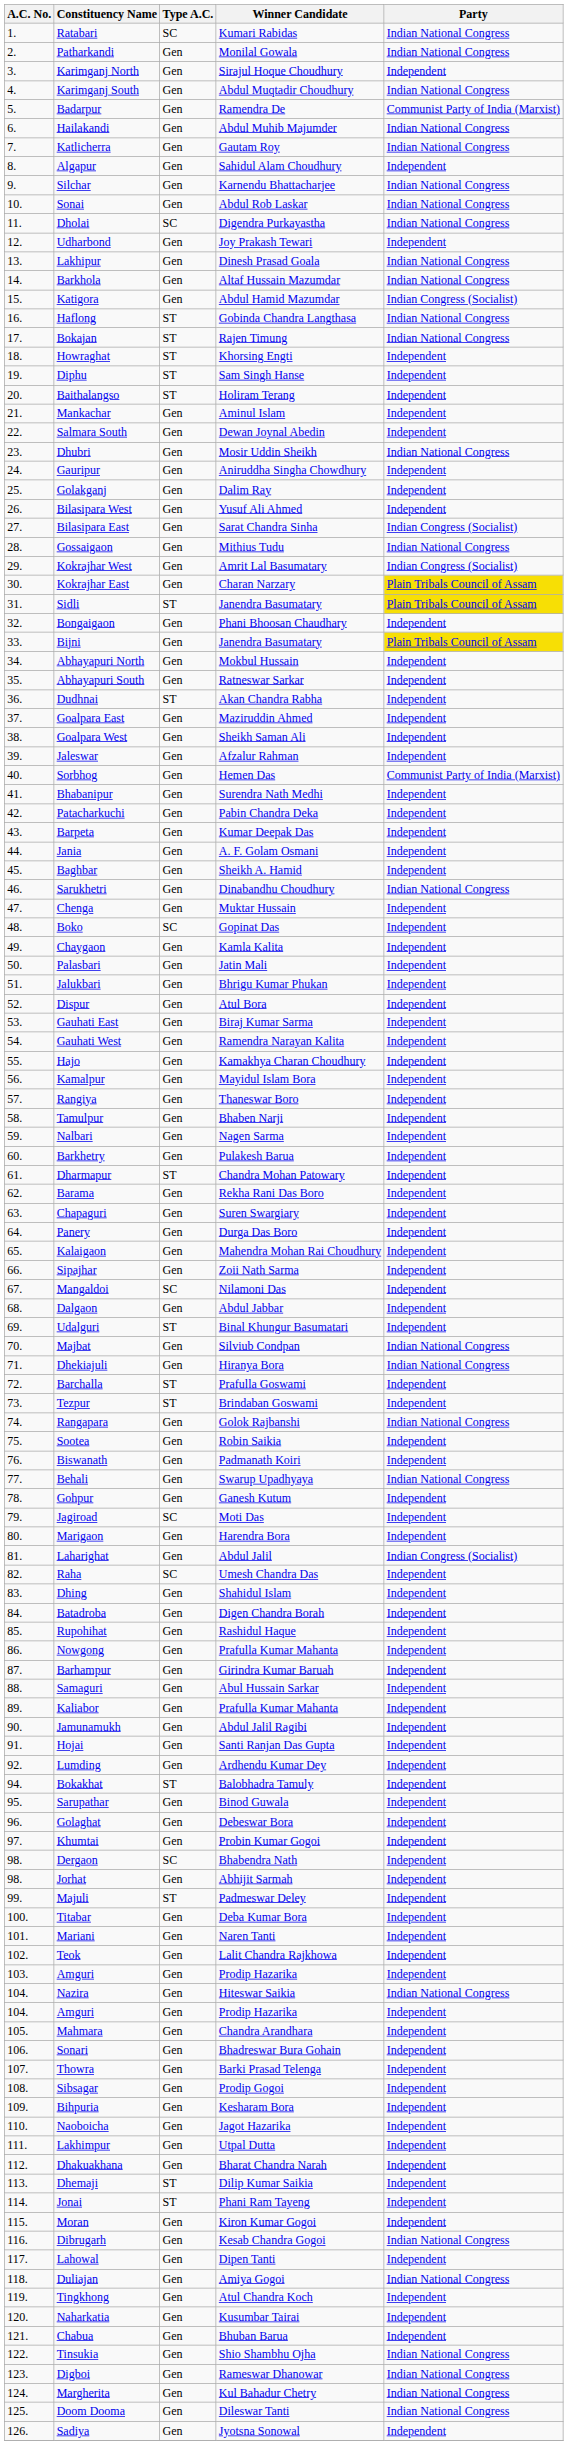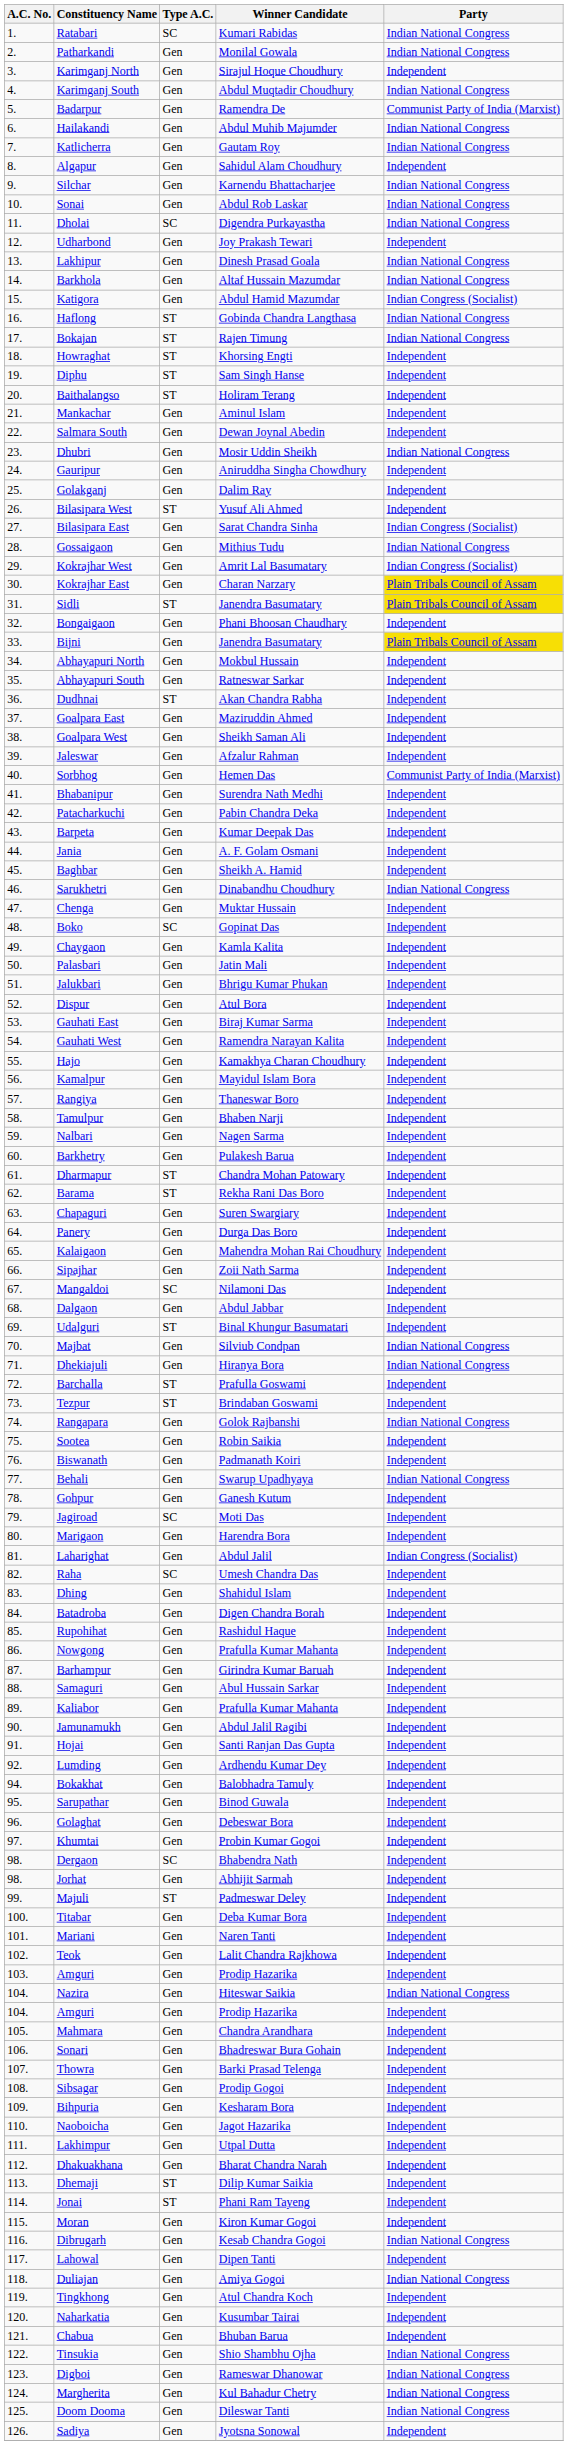(173, 508) Gen -> (170, 508) ST
(173, 1193) Gen -> (170, 1193) ST
(170, 1783) ST -> (173, 1783) Gen
